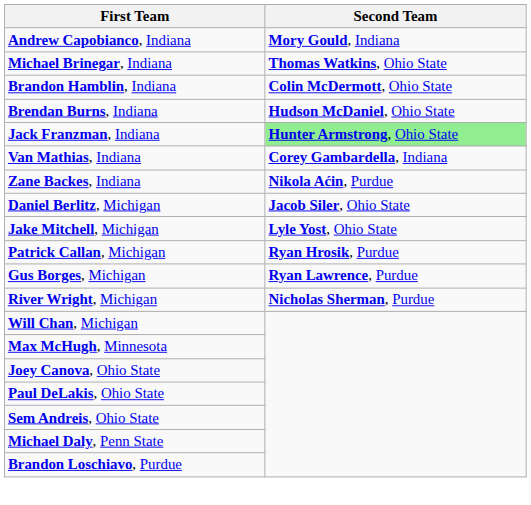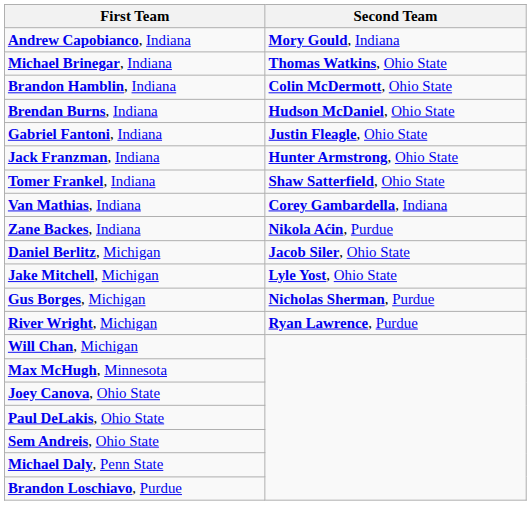+ row: (85, 134)
(363, 134) lightgreen background -> (363, 157) no background
+ row: (82, 181)
- row: (87, 252)
(343, 275) Ryan Lawrence, Purdue -> (351, 299) Nicholas Sherman, Purdue
(351, 299) Nicholas Sherman, Purdue -> (343, 323) Ryan Lawrence, Purdue
